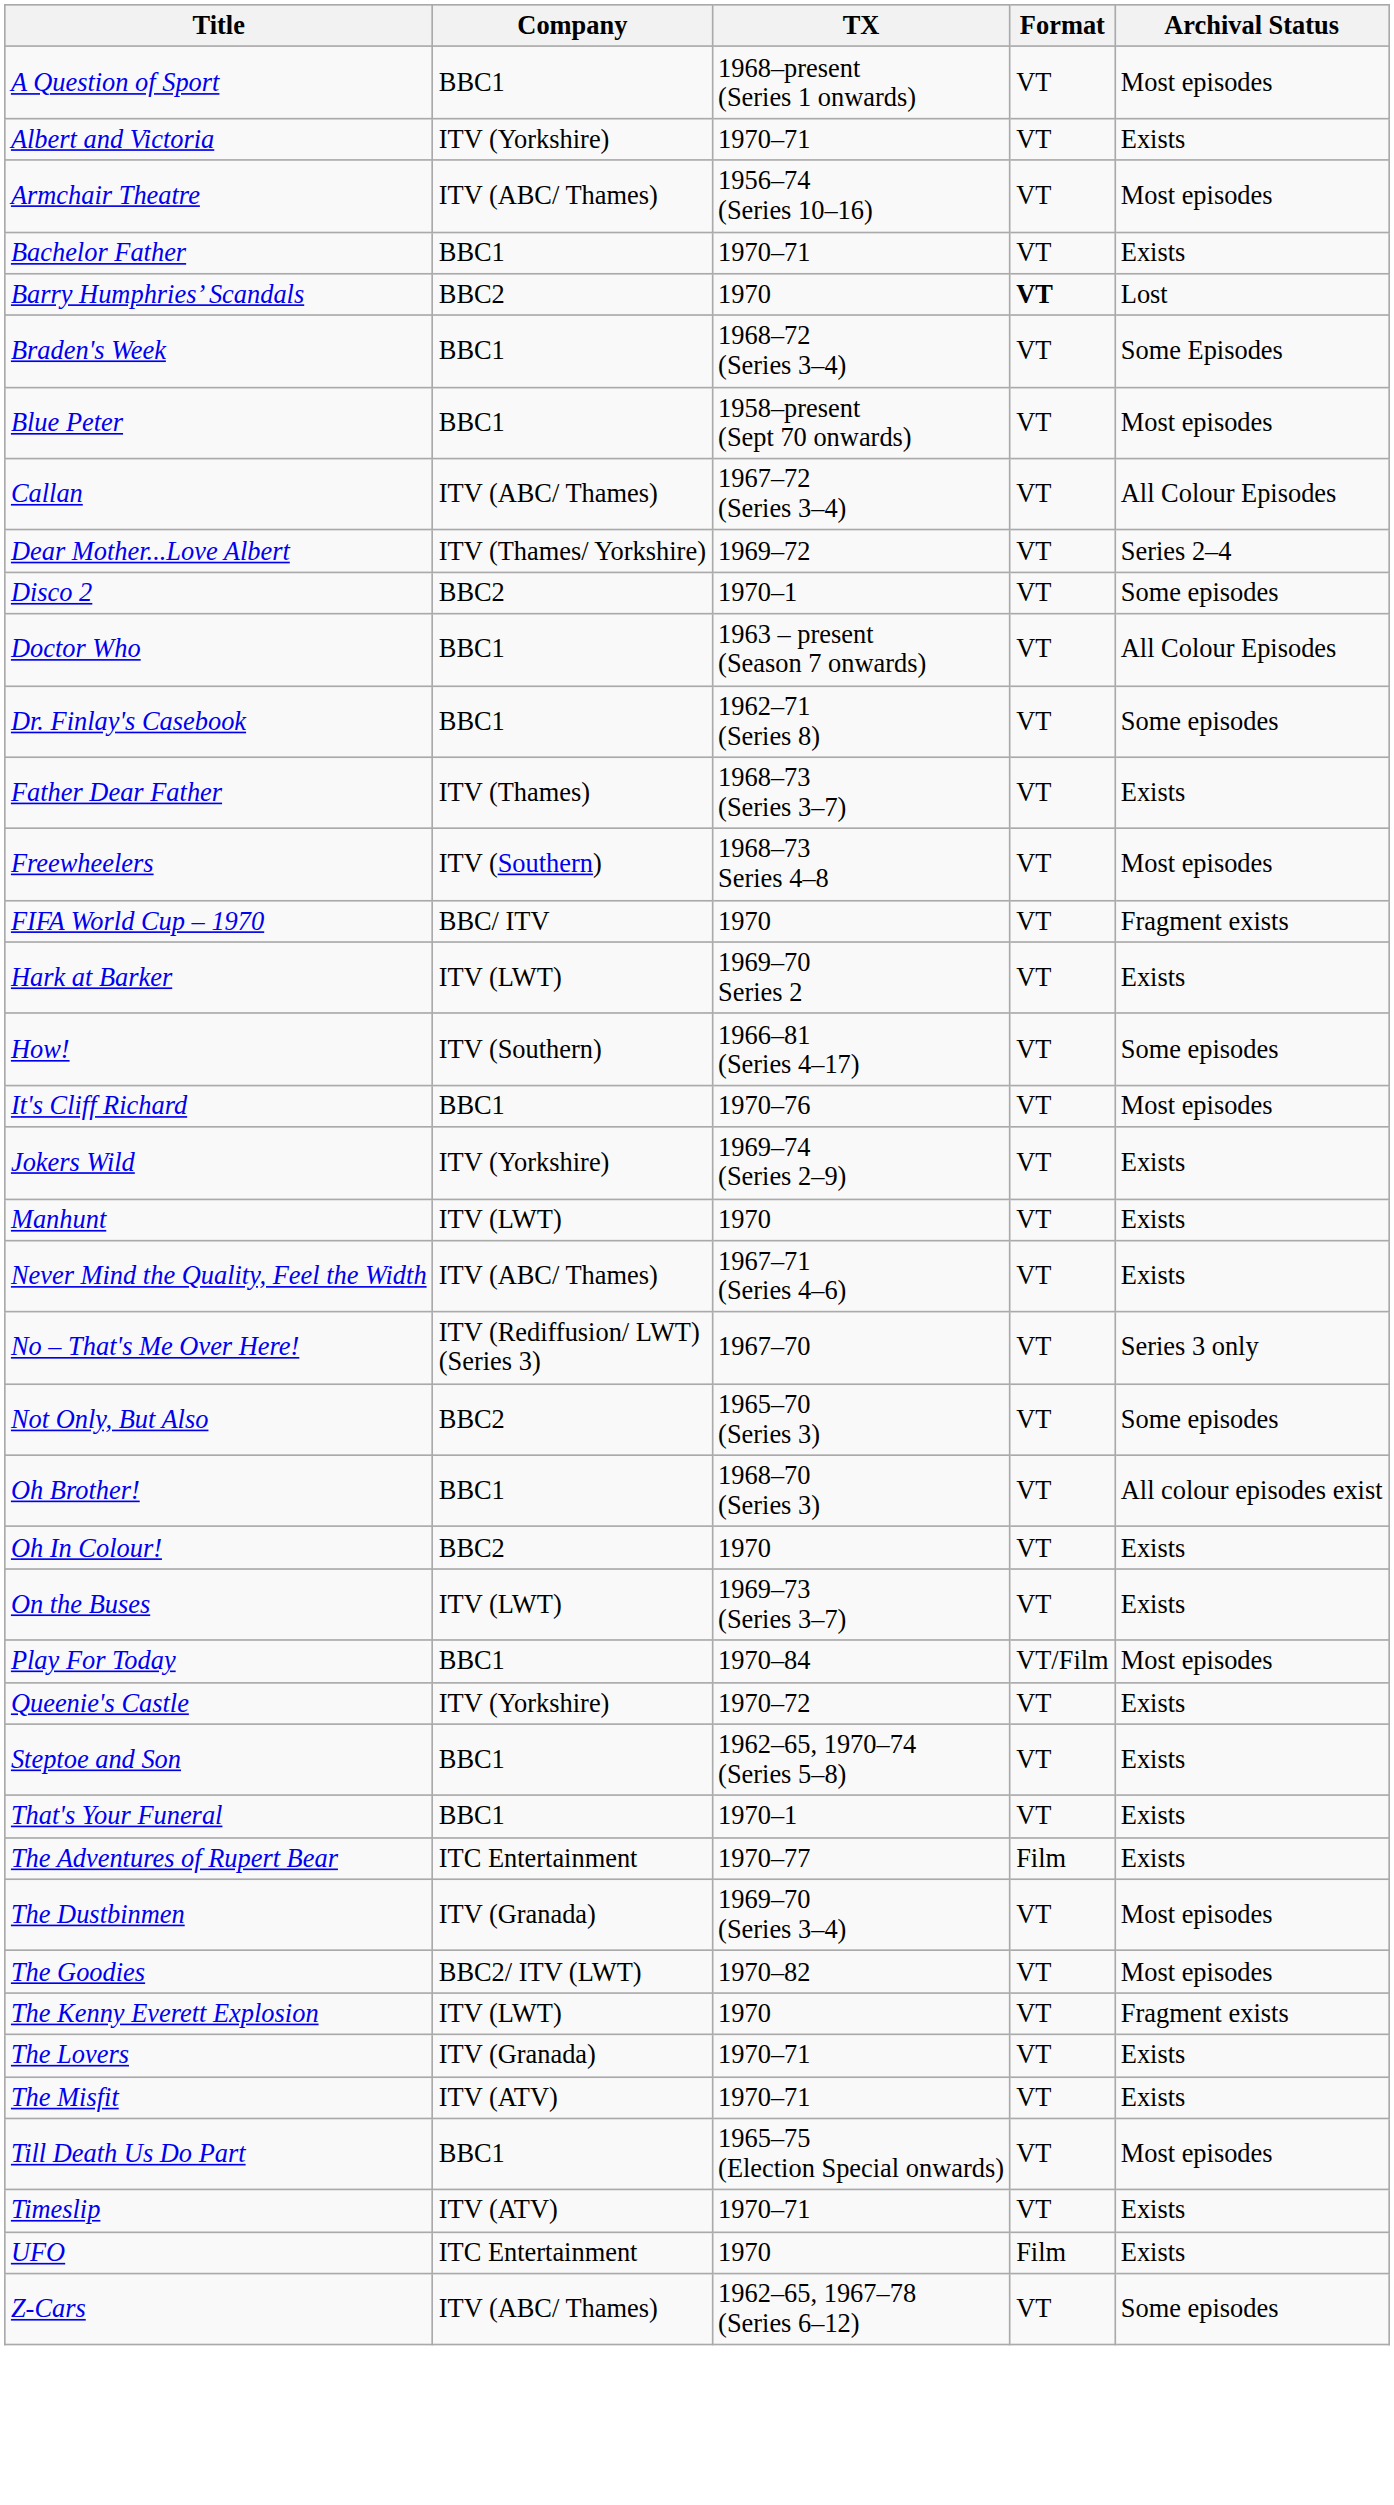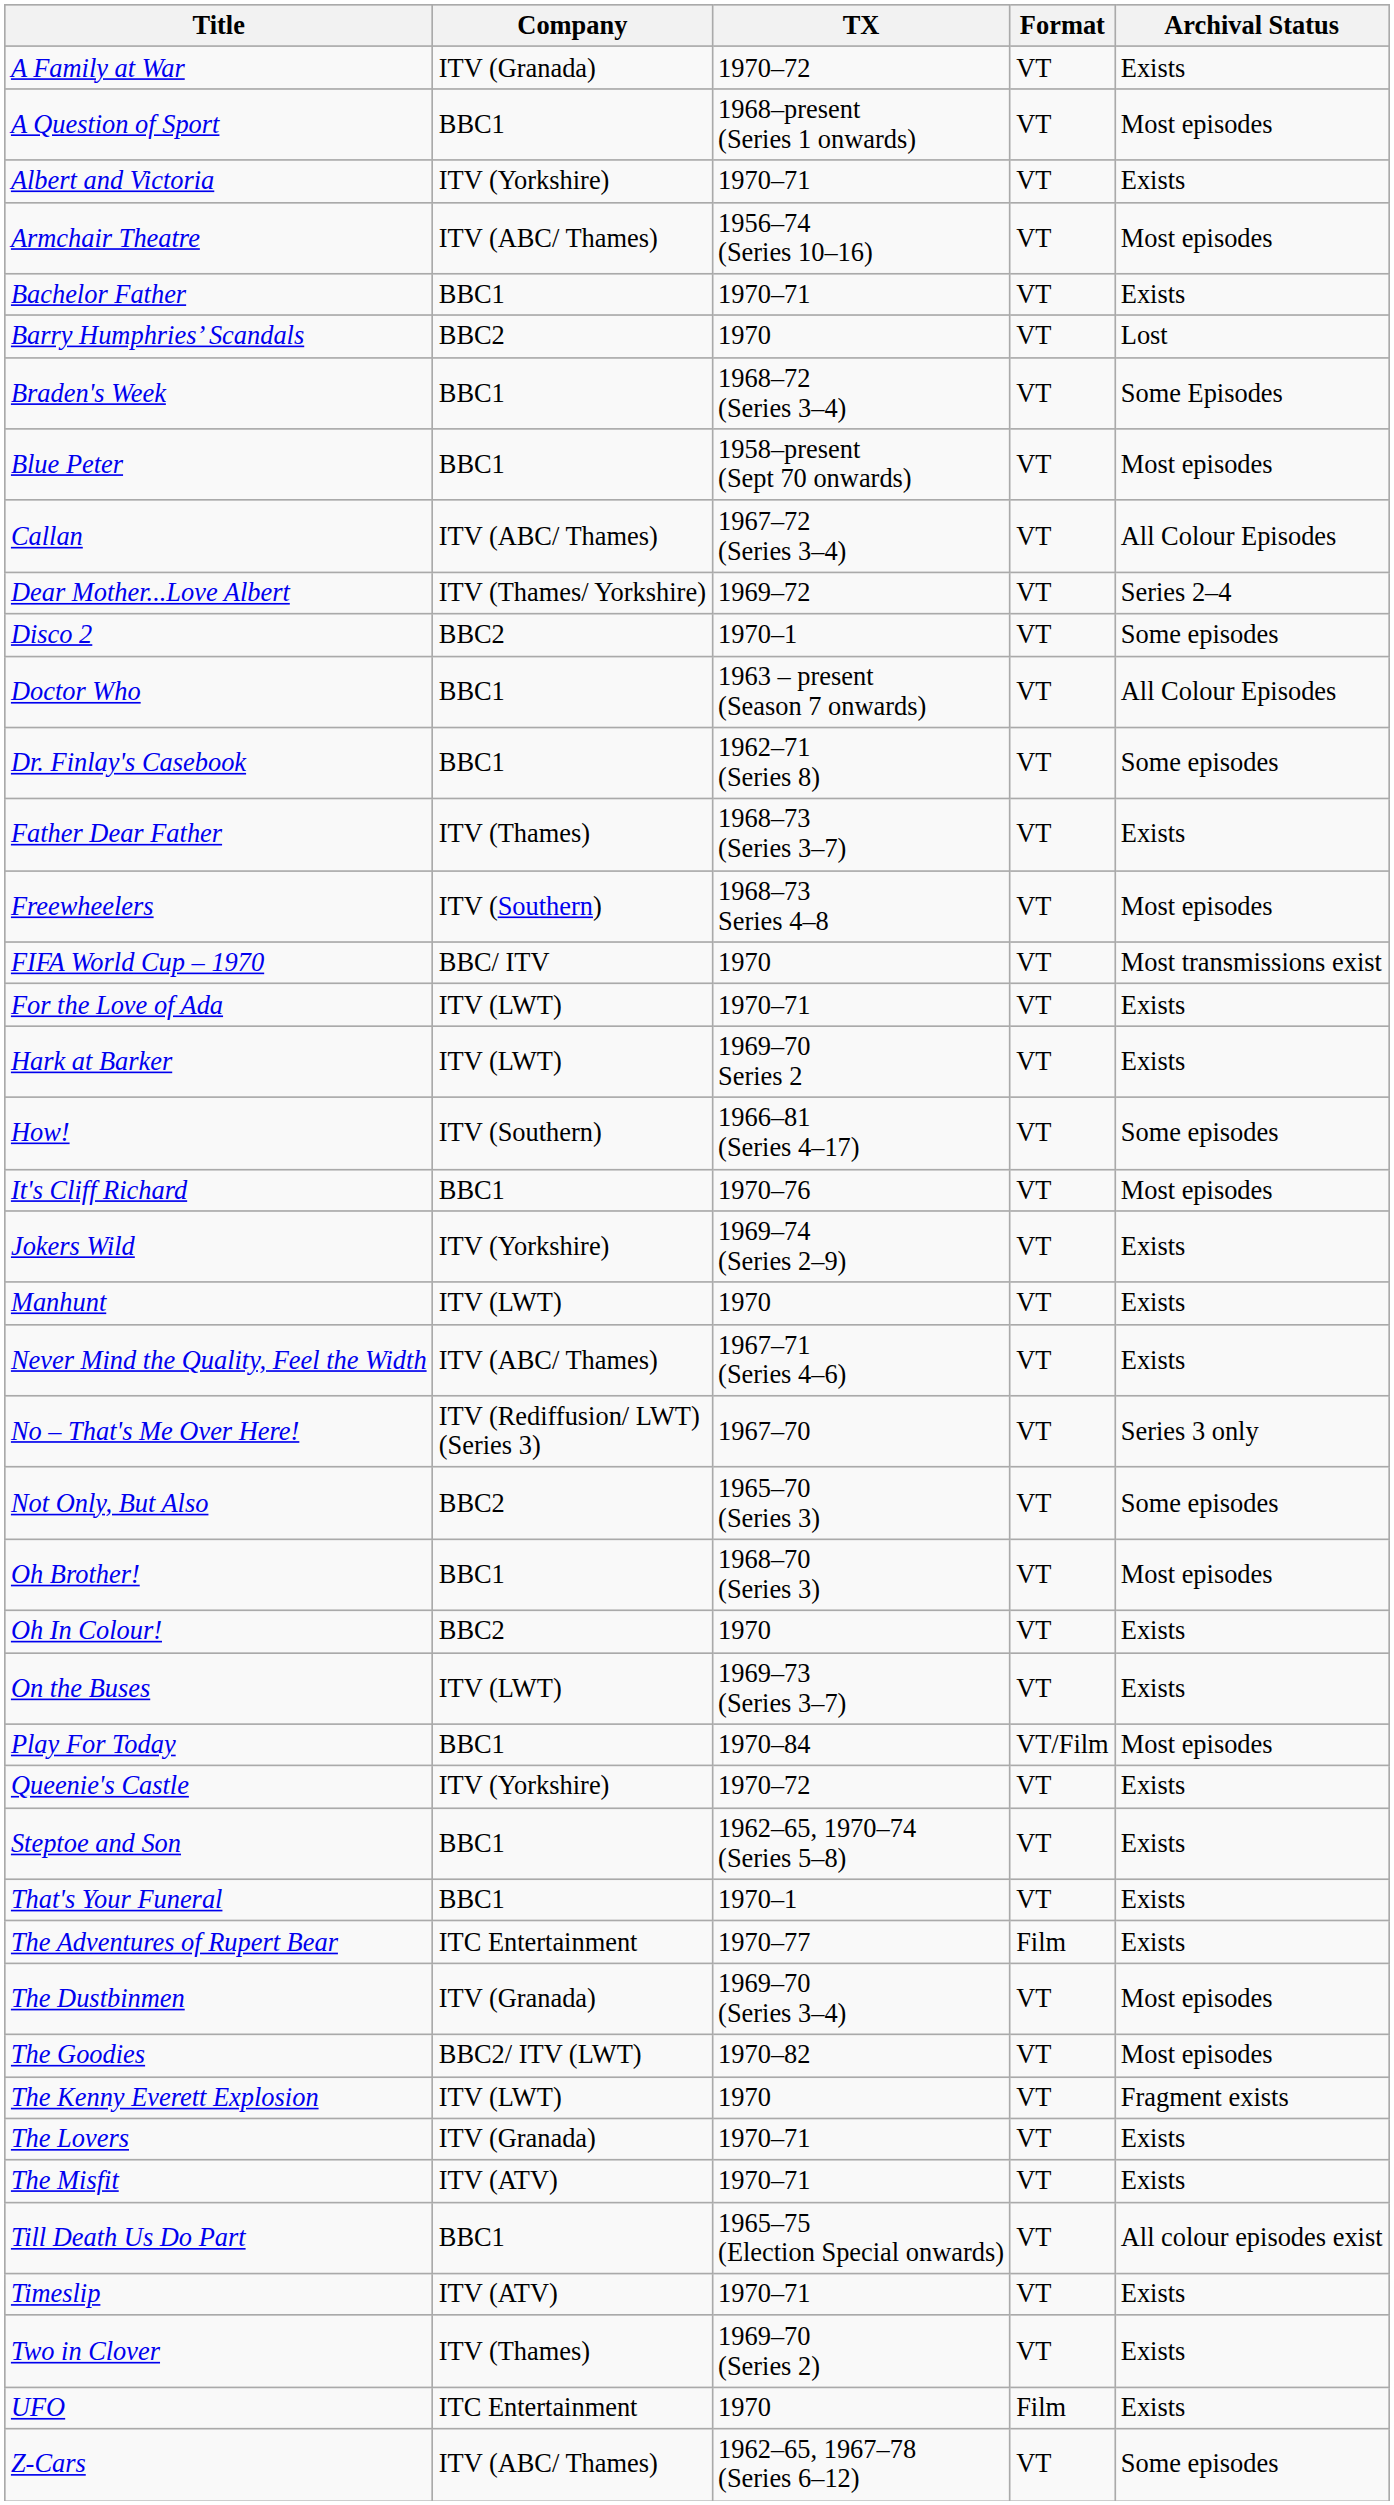+ row: (98, 67)
(1035, 294) bold -> (1034, 336) normal
(1205, 920) Fragment exists -> (1251, 962) Most transmissions exist
+ row: (117, 1004)
(1252, 1490) All colour episodes exist -> (1197, 1574) Most episodes
(1197, 2153) Most episodes -> (1252, 2237) All colour episodes exist
+ row: (85, 2350)
